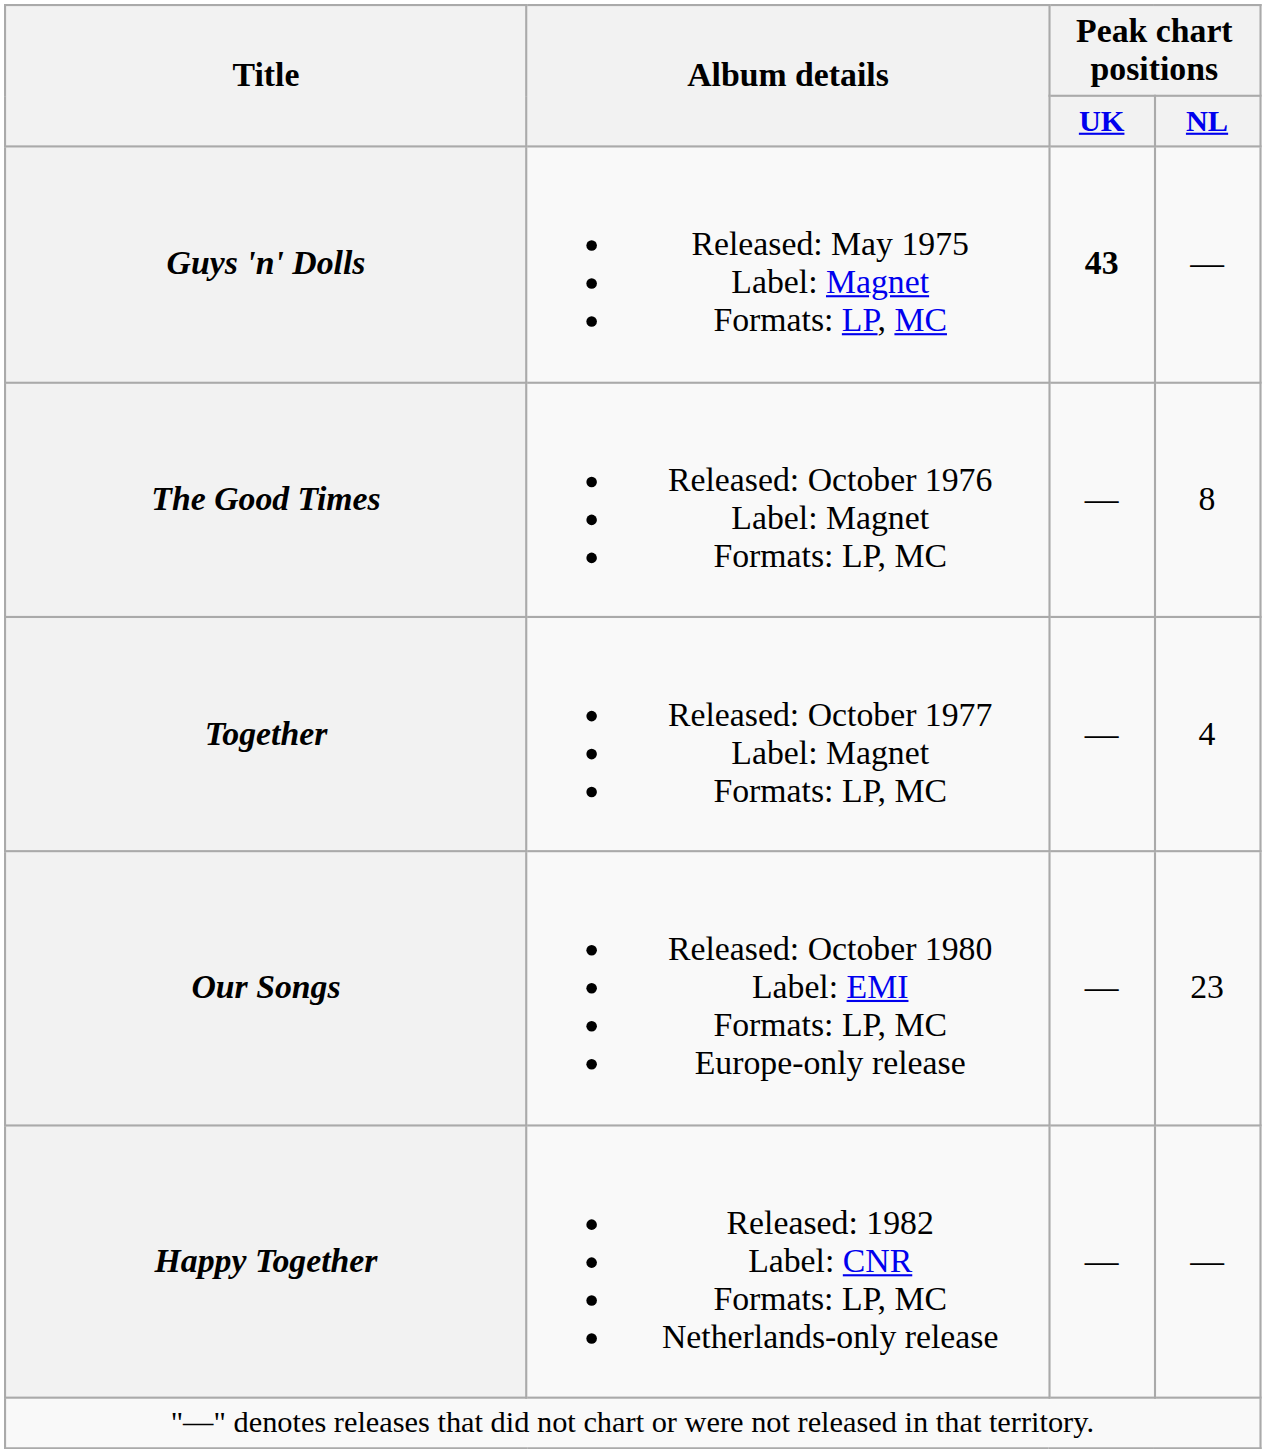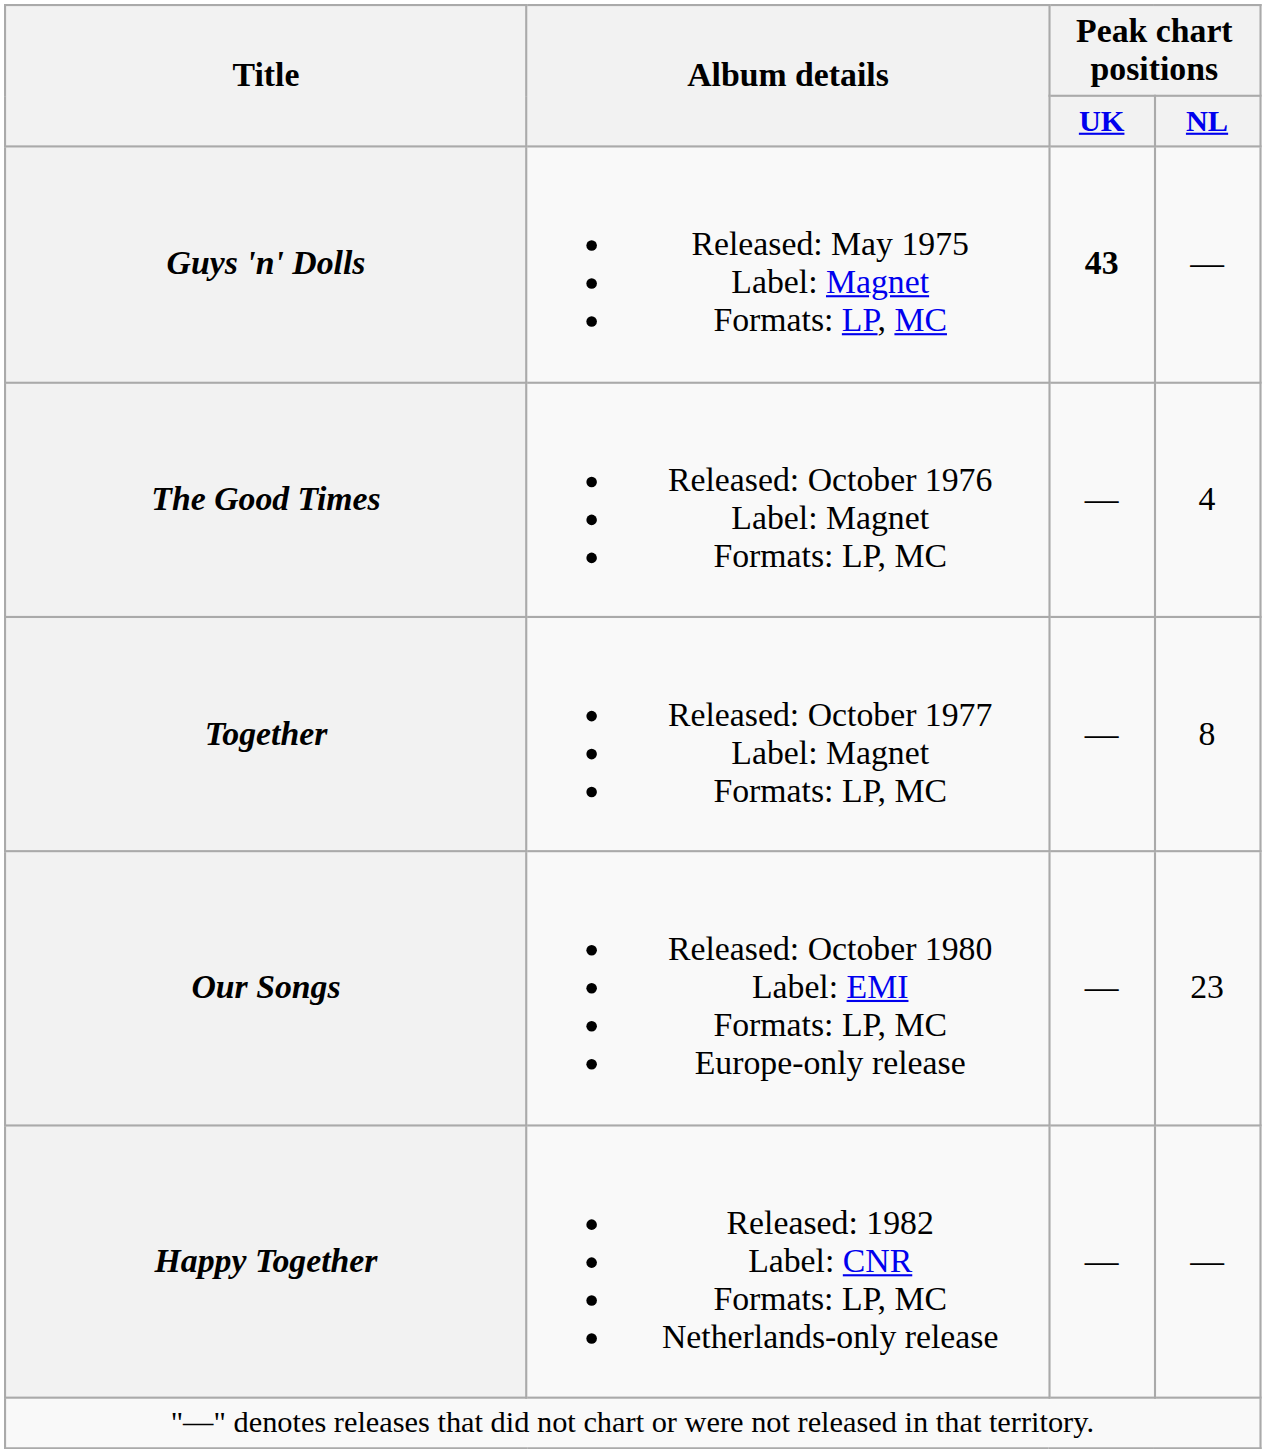(1207, 498) 8 -> (1207, 498) 4
(1207, 733) 4 -> (1207, 733) 8
